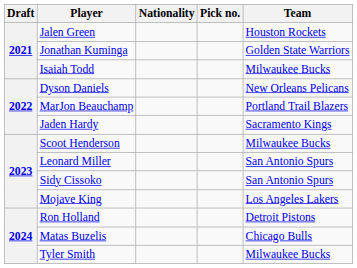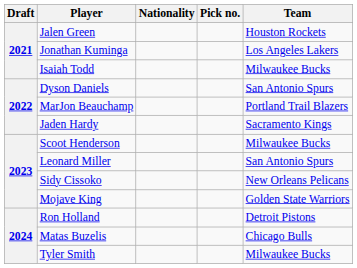(298, 50) Golden State Warriors -> (292, 50) Los Angeles Lakers
(297, 87) New Orleans Pelicans -> (289, 87) San Antonio Spurs
(289, 180) San Antonio Spurs -> (297, 180) New Orleans Pelicans
(292, 198) Los Angeles Lakers -> (298, 198) Golden State Warriors
